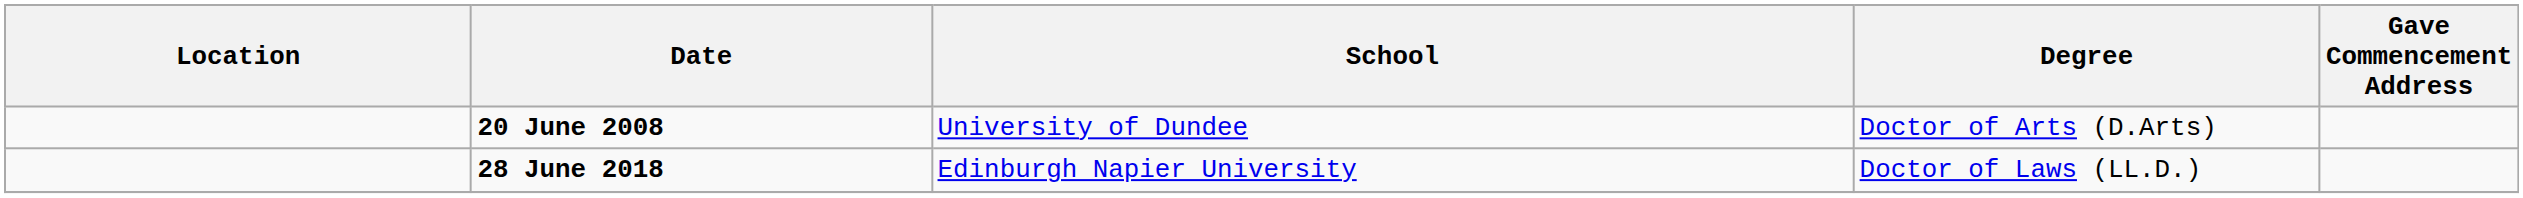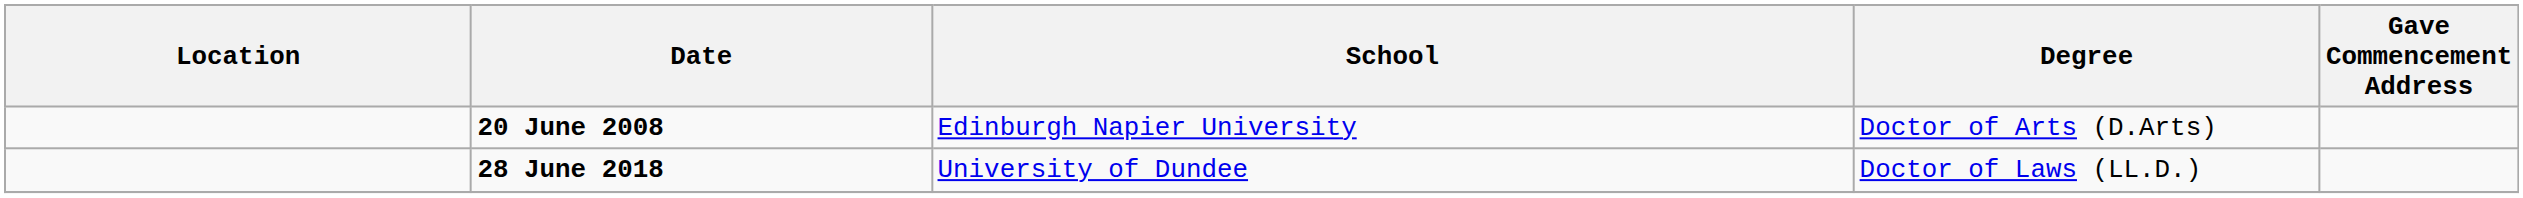(1093, 128) University of Dundee -> (1147, 128) Edinburgh Napier University
(1147, 170) Edinburgh Napier University -> (1093, 170) University of Dundee
